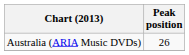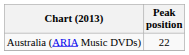(164, 42) 26 -> (164, 42) 22
